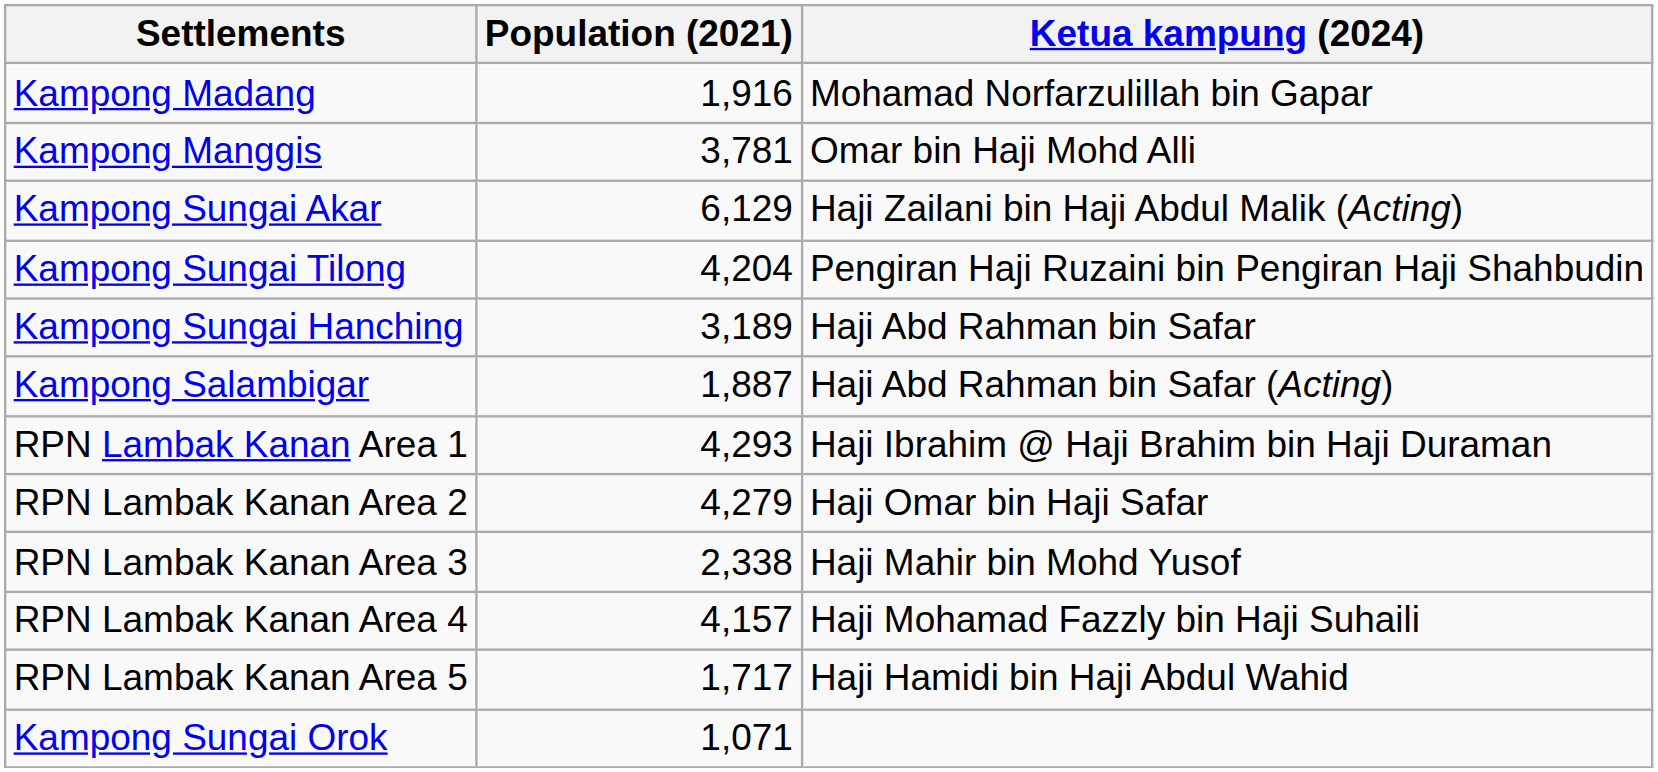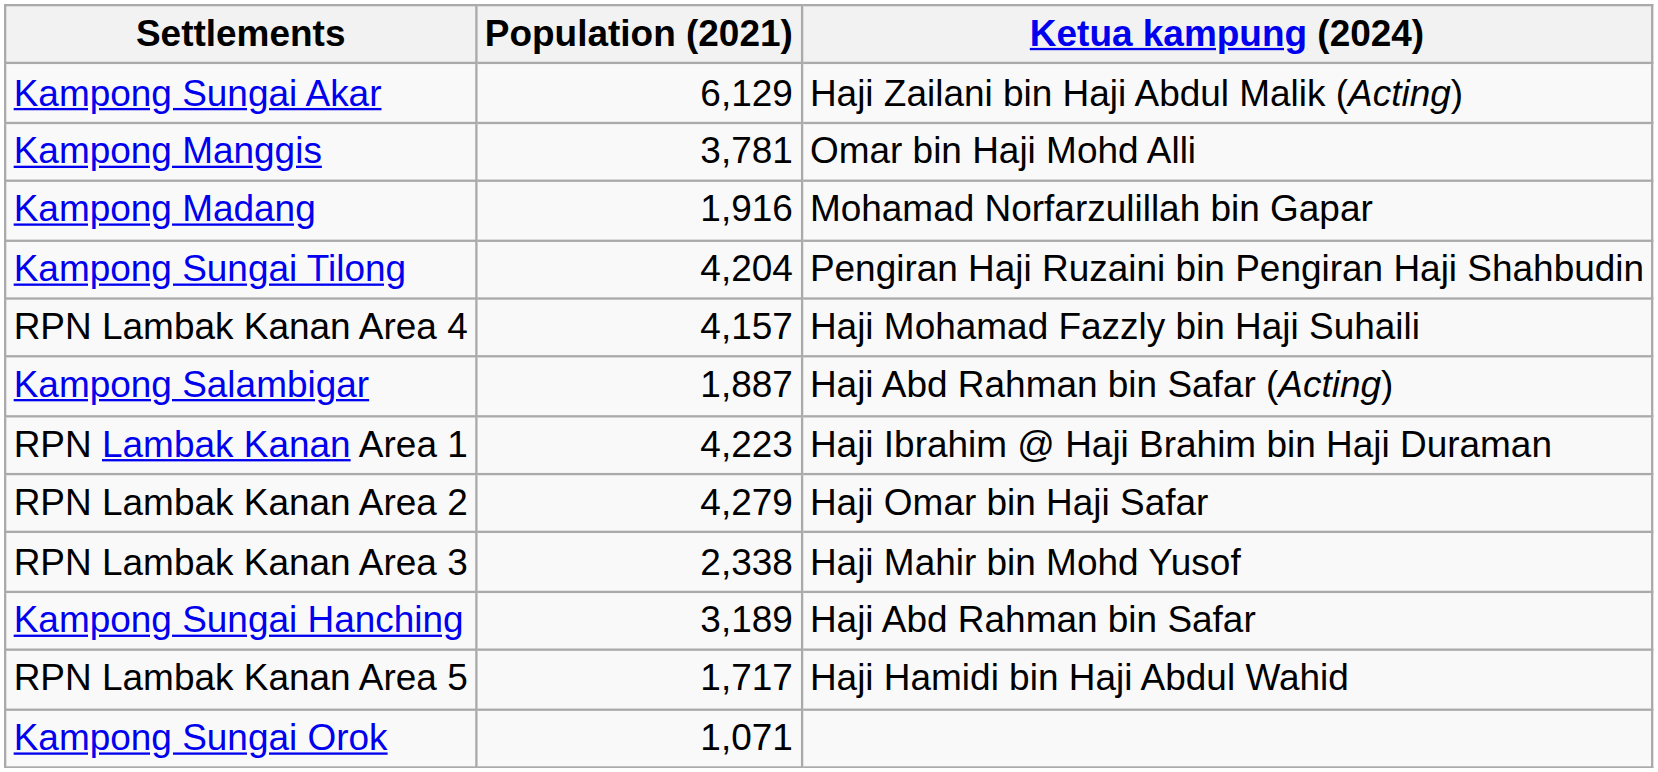rows swapped: (165, 92) <-> (198, 209)
rows swapped: (239, 326) <-> (241, 619)
(747, 444) 4,293 -> (747, 444) 4,223
